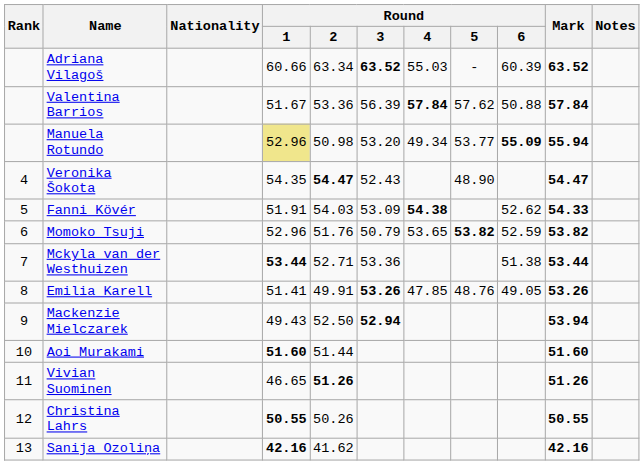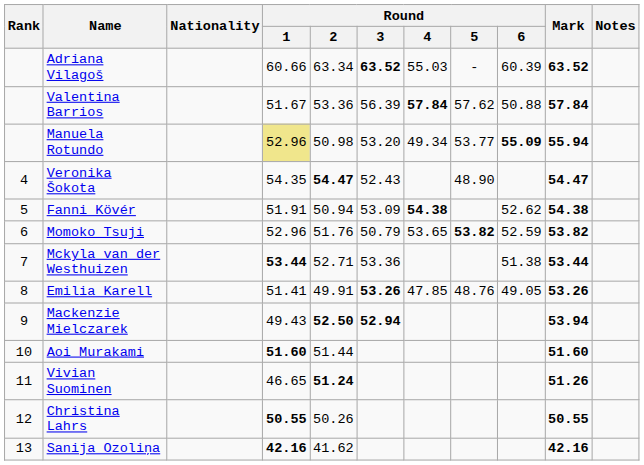(333, 210) 54.03 -> (333, 210) 50.94
(568, 210) 54.33 -> (568, 210) 54.38
(333, 322) normal -> (333, 322) bold
(333, 381) 51.26 -> (333, 381) 51.24
